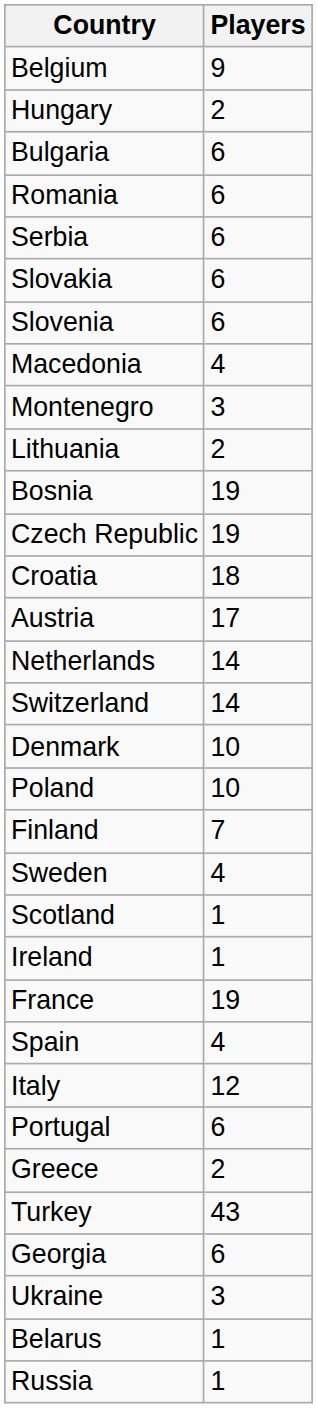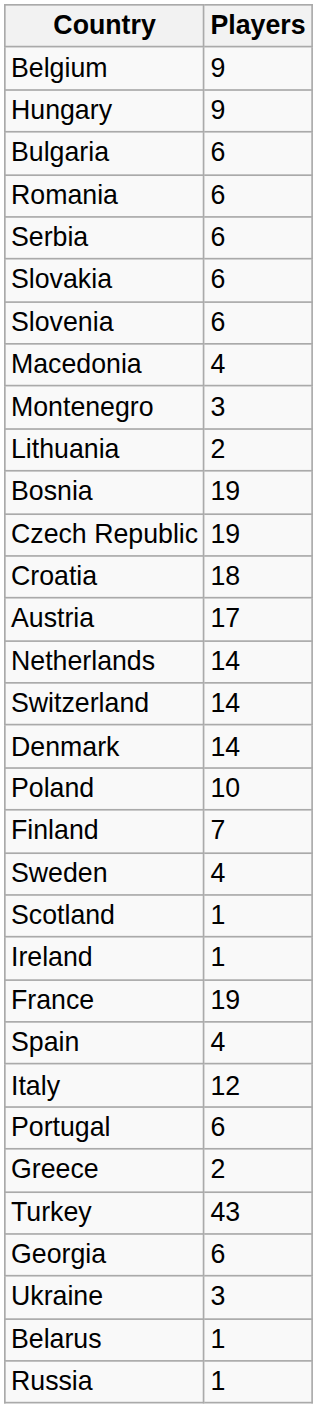(218, 110) 2 -> (218, 110) 9
(225, 746) 10 -> (225, 746) 14
